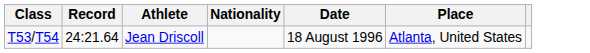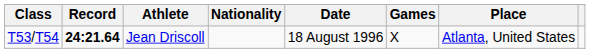+ column: (413, 15)
(92, 37) normal -> (92, 37) bold
